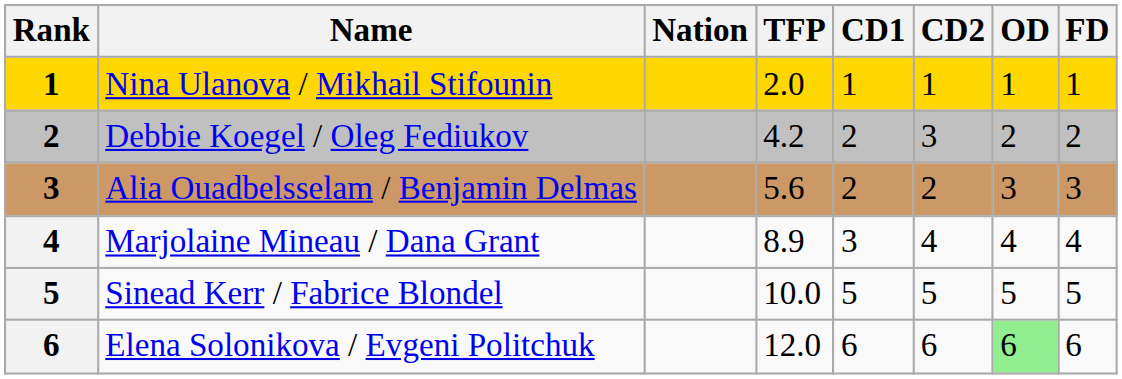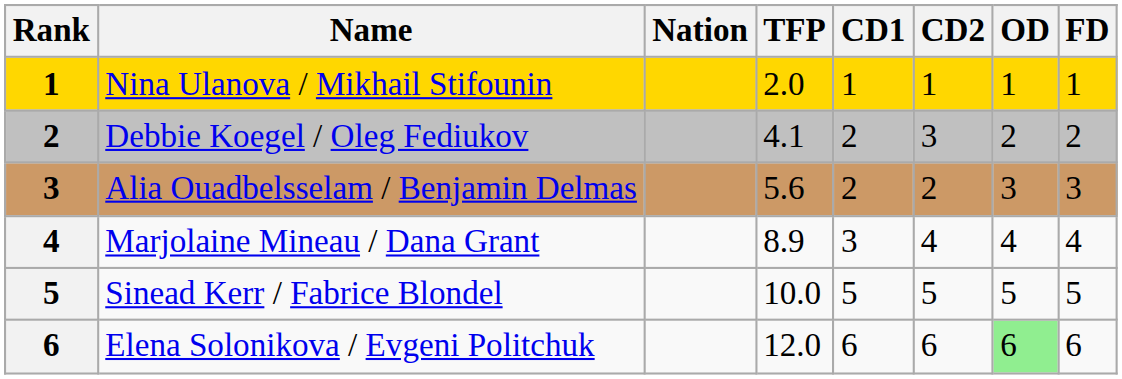(784, 135) 4.2 -> (784, 135) 4.1
